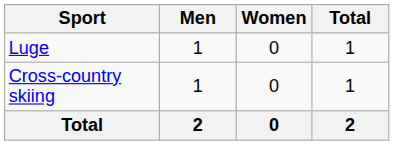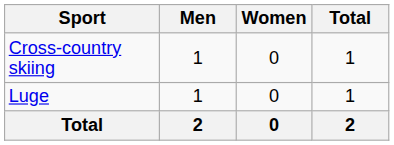rows swapped: (65, 86) <-> (29, 47)
